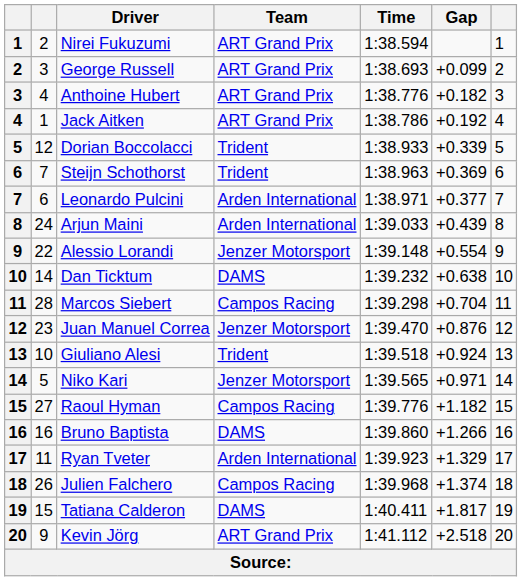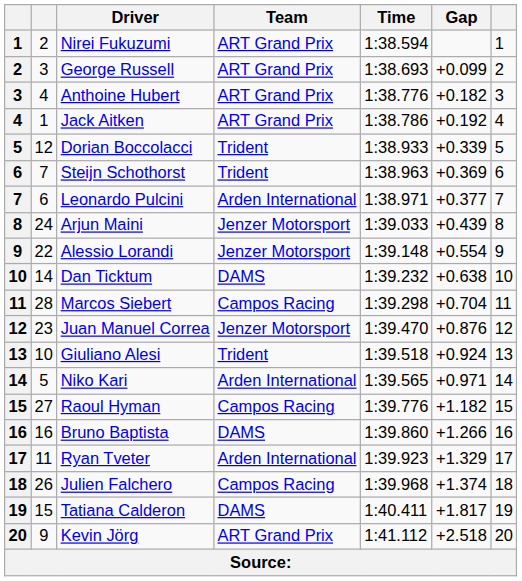(287, 225) Arden International -> (284, 225) Jenzer Motorsport
(284, 380) Jenzer Motorsport -> (287, 380) Arden International
